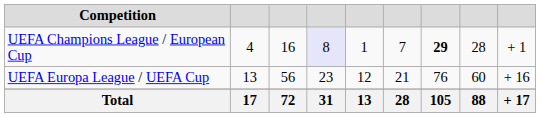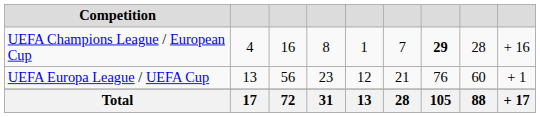(326, 46) lavender background -> (326, 46) no background
(517, 46) + 1 -> (517, 46) + 16
(517, 77) + 16 -> (517, 77) + 1
